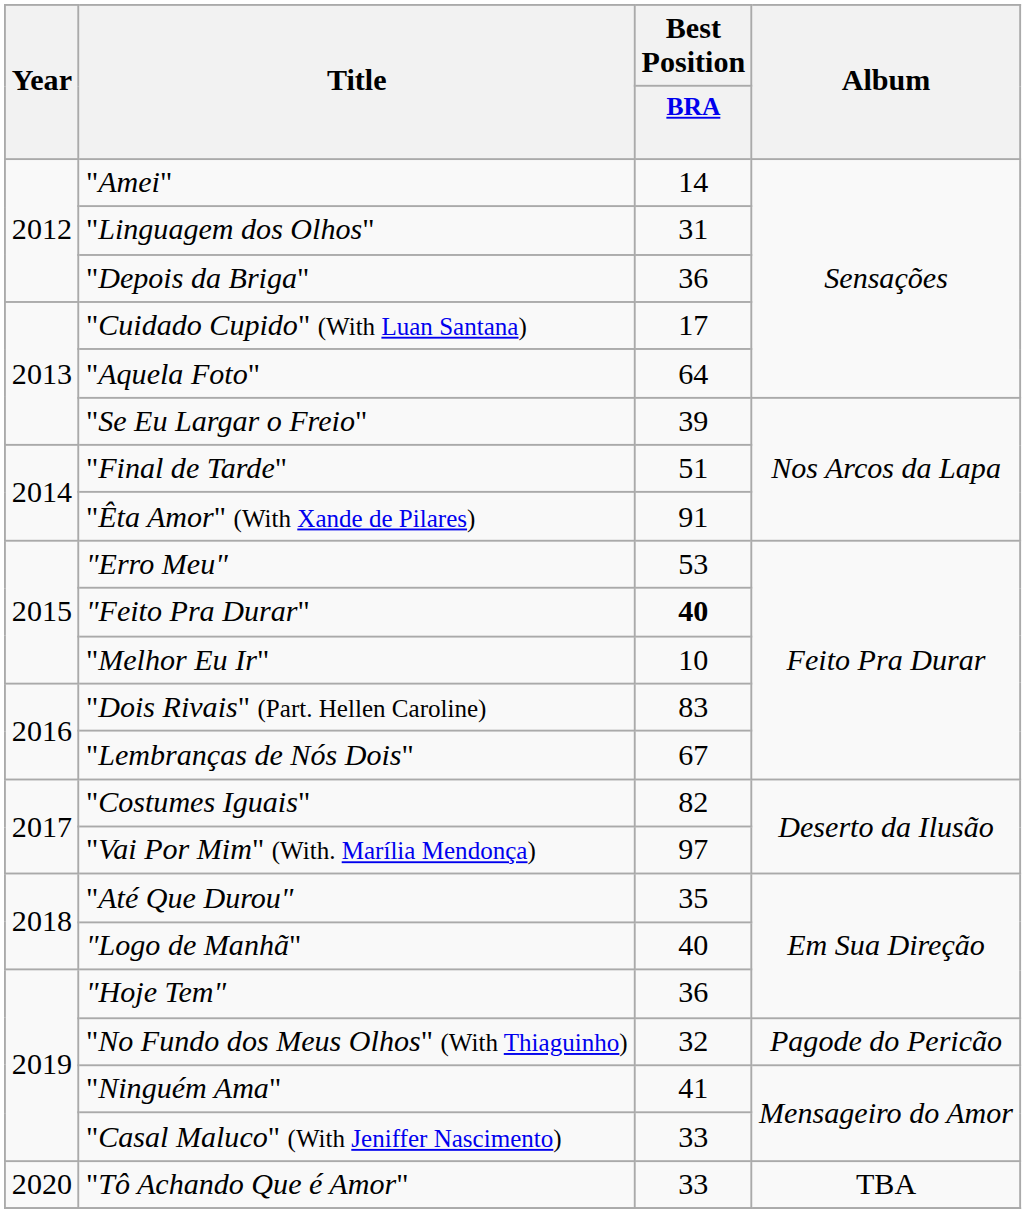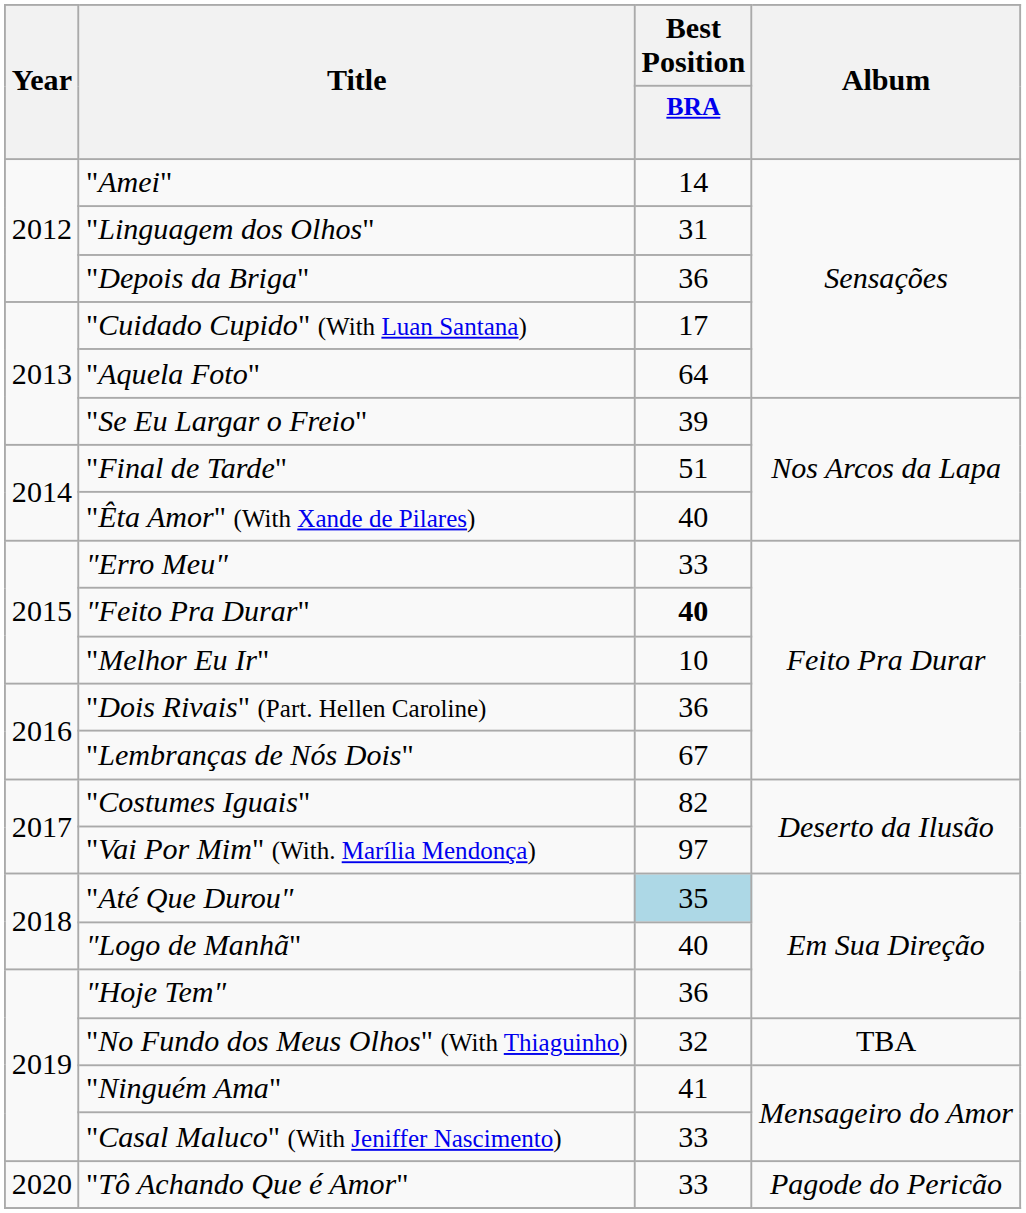(693, 516) 91 -> (693, 516) 40
(693, 563) 53 -> (693, 563) 33
(693, 706) 83 -> (693, 706) 36
(693, 897) no background -> (693, 897) lightblue background
(886, 1040) Pagode do Pericão -> (886, 1040) TBA
(886, 1183) TBA -> (886, 1183) Pagode do Pericão
